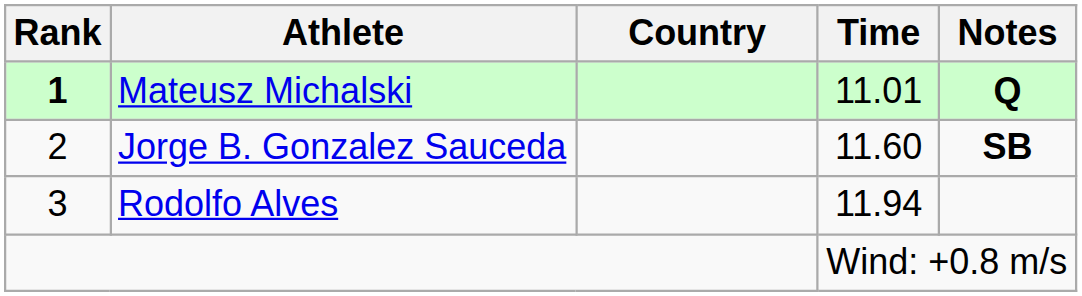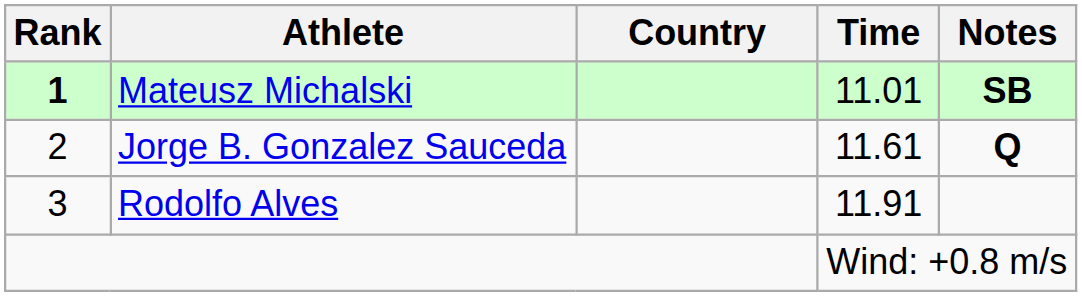(1008, 90) Q -> (1008, 90) SB
(879, 147) 11.60 -> (879, 147) 11.61
(1008, 147) SB -> (1008, 147) Q
(879, 204) 11.94 -> (879, 204) 11.91
